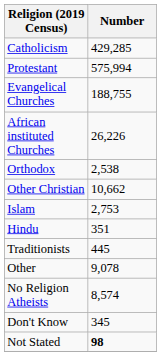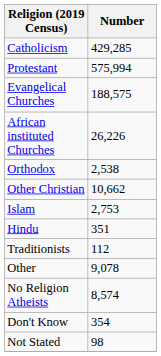(111, 94) 188,755 -> (111, 94) 188,575
(100, 248) 445 -> (100, 248) 112
(100, 322) 345 -> (100, 322) 354
(97, 341) bold -> (97, 341) normal
